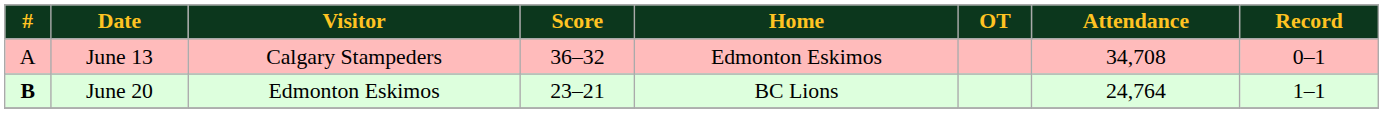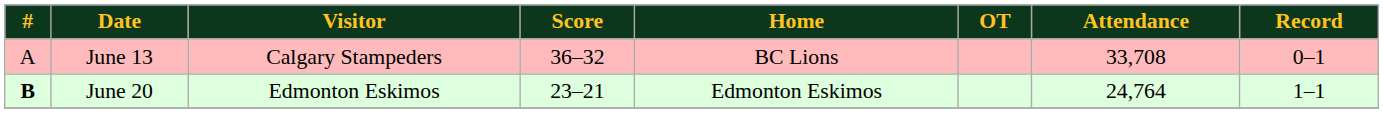(796, 56) Edmonton Eskimos -> (796, 56) BC Lions
(1136, 56) 34,708 -> (1136, 56) 33,708
(796, 90) BC Lions -> (796, 90) Edmonton Eskimos
